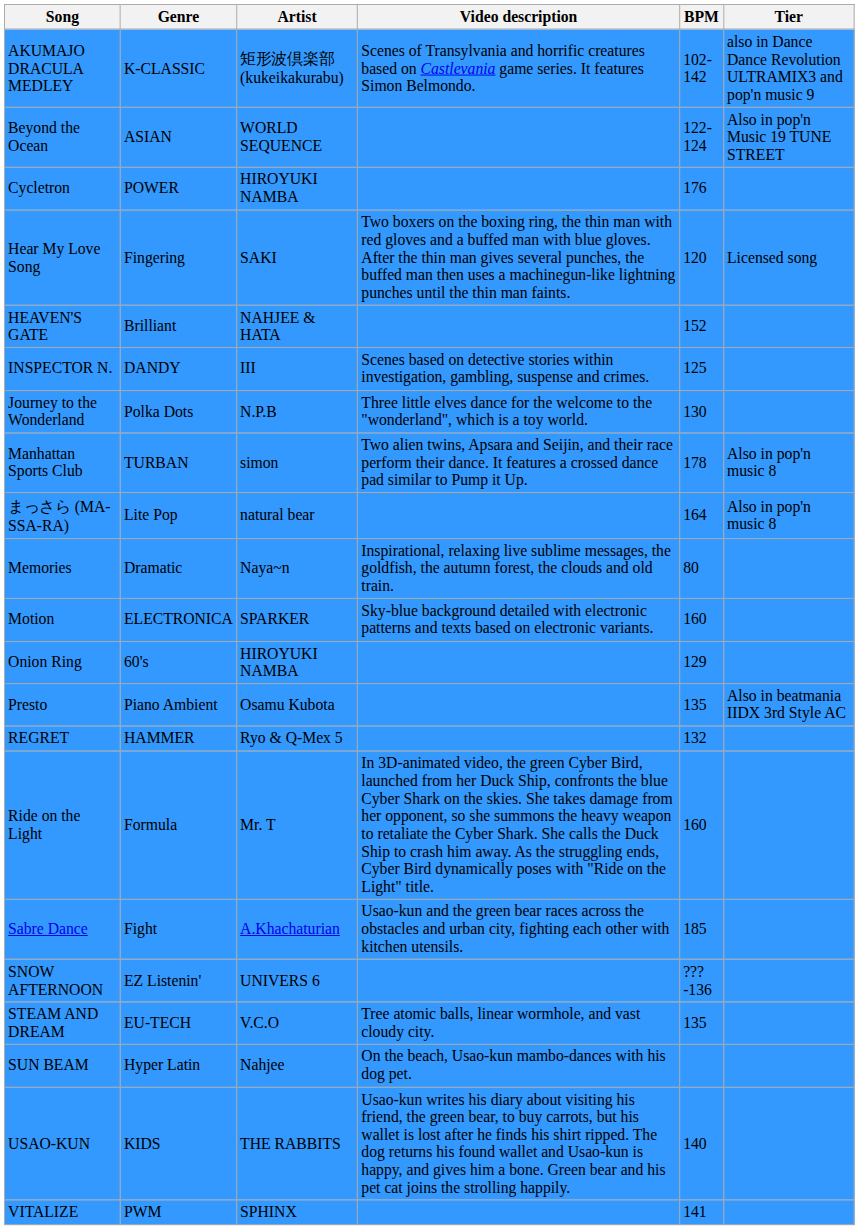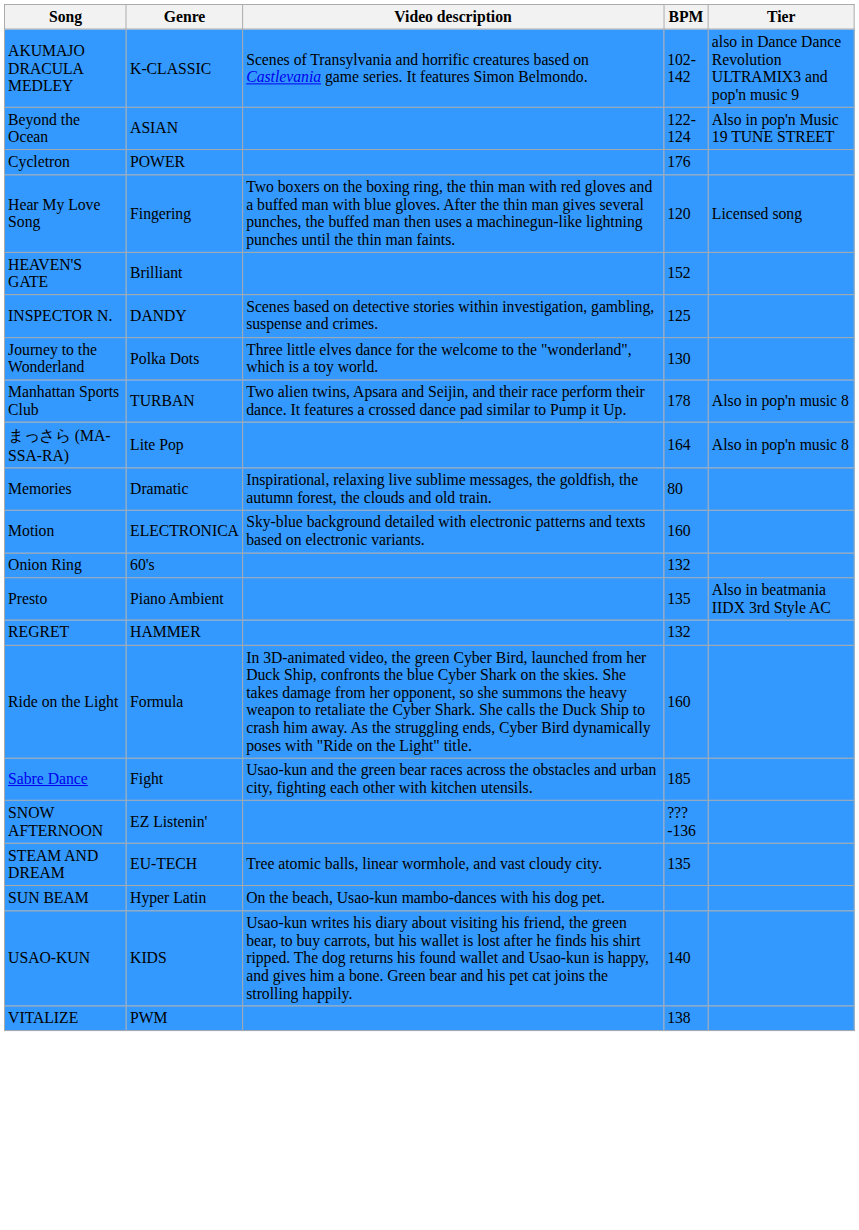- column: (297, 16)
(695, 662) 129 -> (679, 565) 132
(695, 1212) 141 -> (679, 1018) 138
